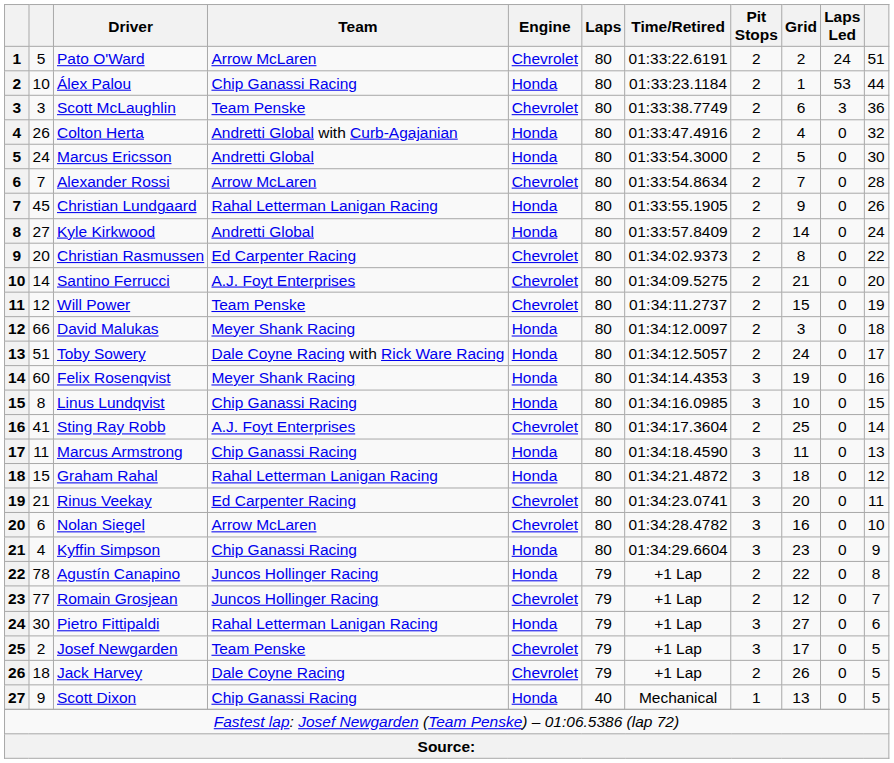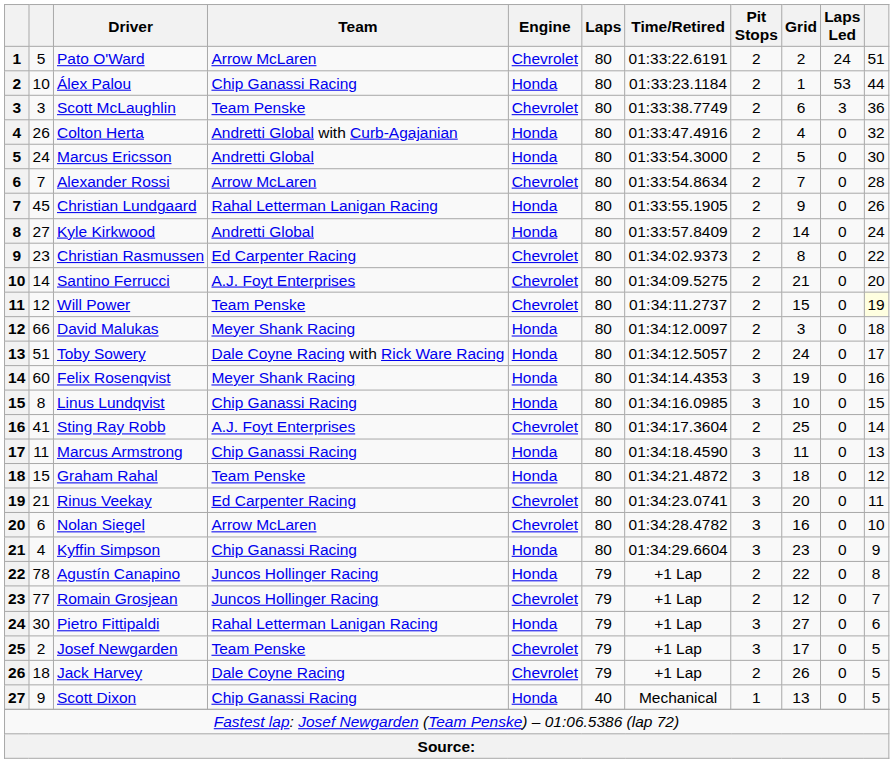(41, 255) 20 -> (41, 255) 23
(876, 304) no background -> (876, 304) lightyellow background
(325, 476) Rahal Letterman Lanigan Racing -> (258, 476) Team Penske
